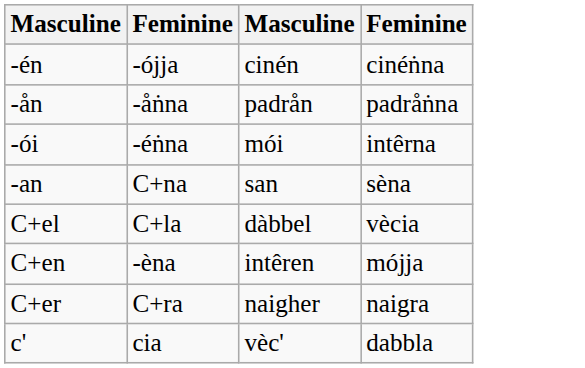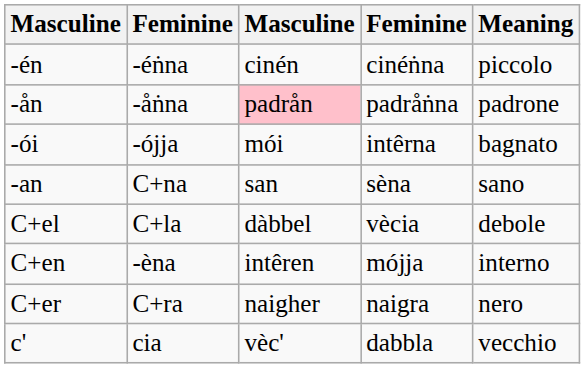+ column: (526, 24)
(155, 64) -ójja -> (160, 64) -éṅna
(279, 104) no background -> (279, 104) pink background
(160, 143) -éṅna -> (155, 143) -ójja
